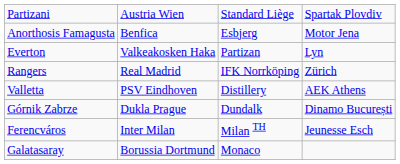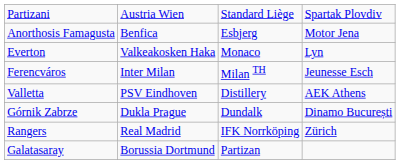(240, 52) Partizan -> (240, 52) Monaco
rows swapped: (36, 129) <-> (27, 71)
(240, 150) Monaco -> (240, 150) Partizan
